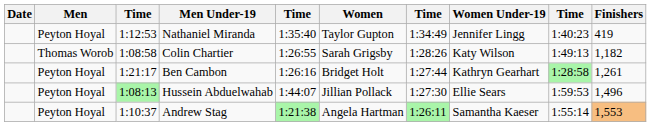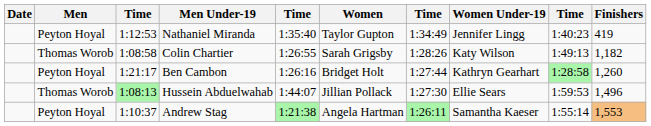(608, 72) 1,261 -> (608, 72) 1,260
(71, 92) Peyton Hoyal -> (75, 92) Thomas Worob
